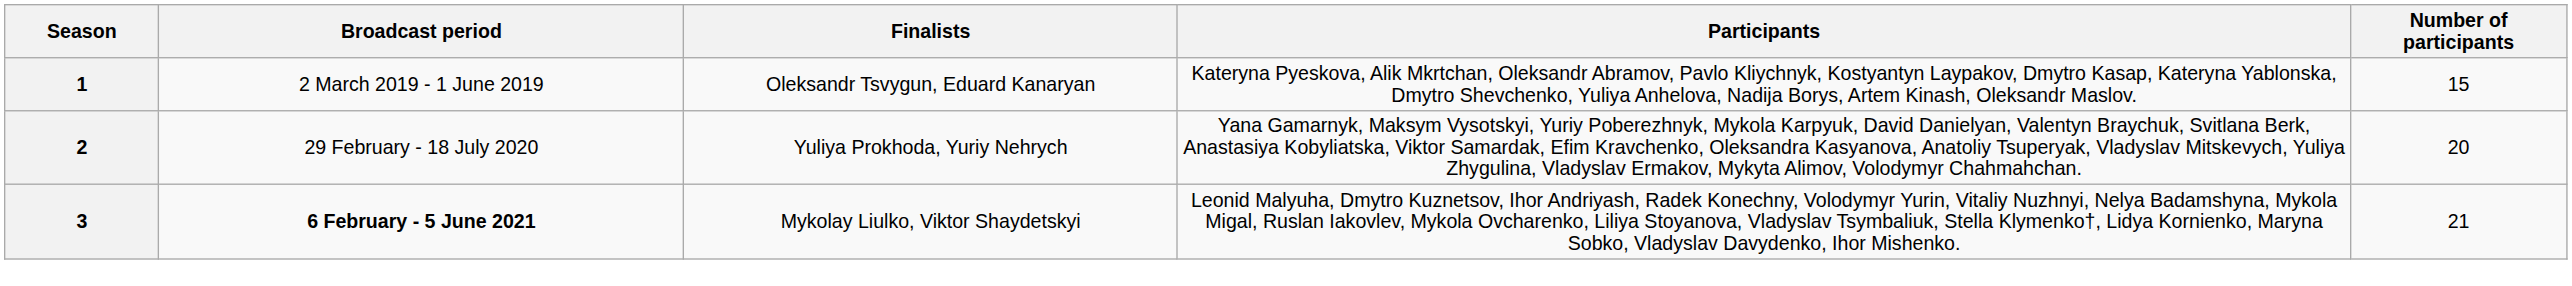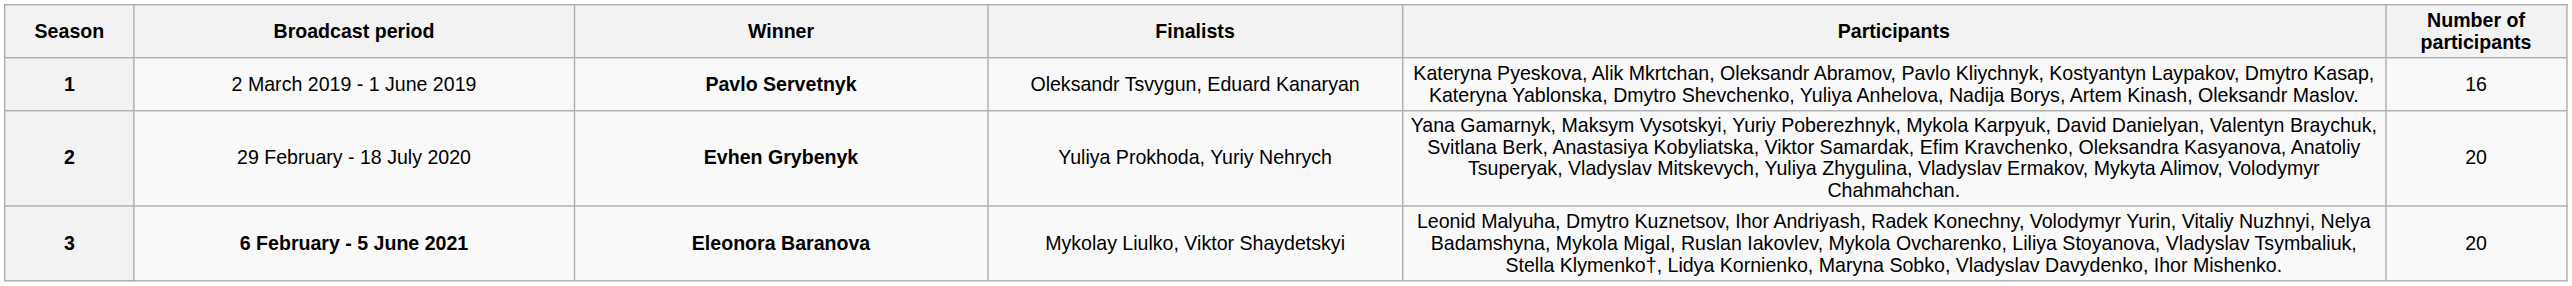+ column: (781, 31)
(2459, 84) 15 -> (2476, 84) 16
(2459, 222) 21 -> (2476, 244) 20
